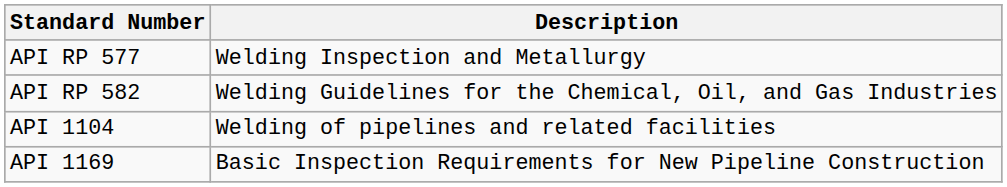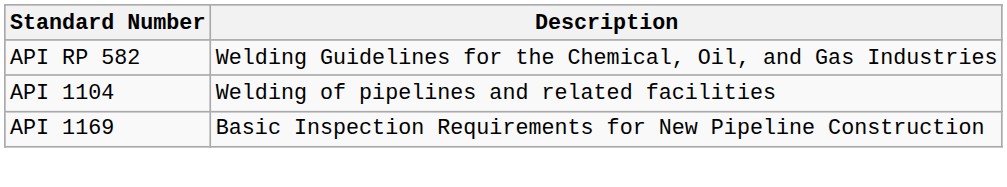- row: (75, 58)
